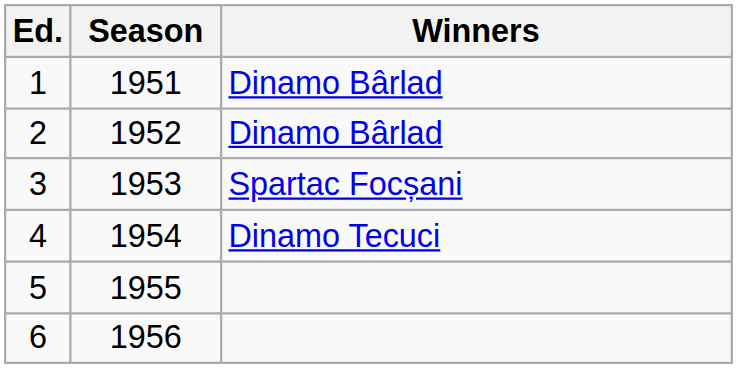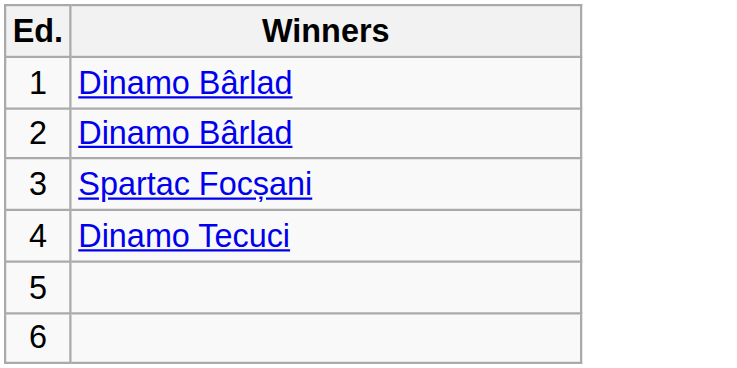- column: (146, 31)
